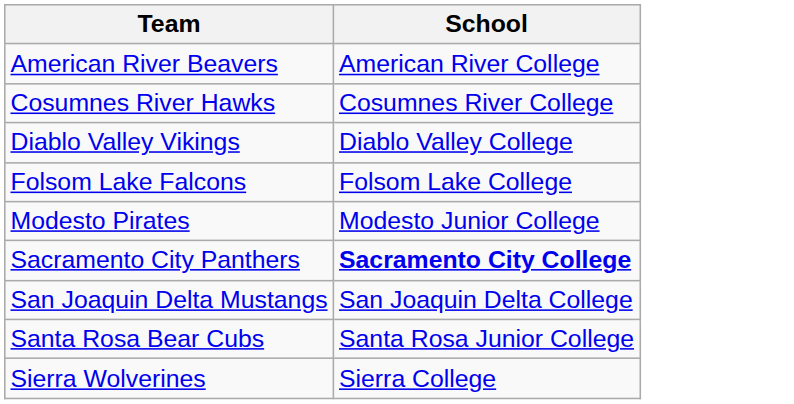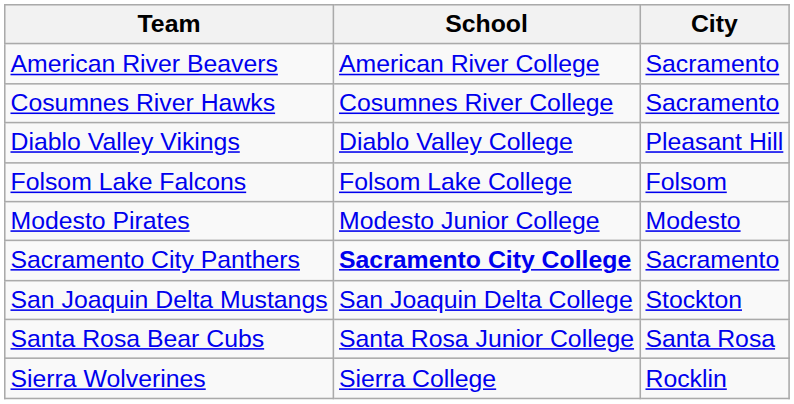+ column: (714, 24)
